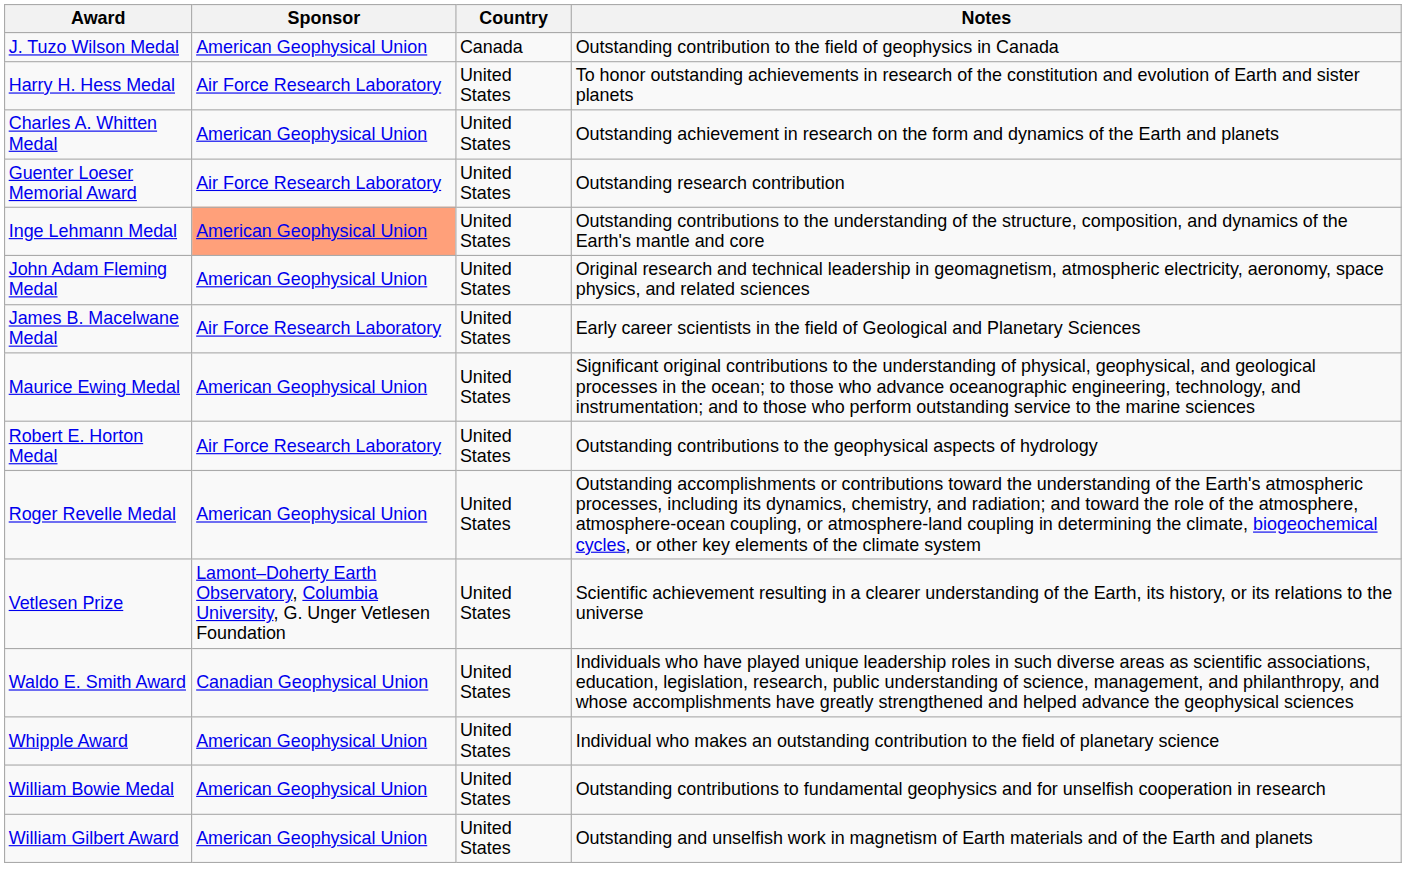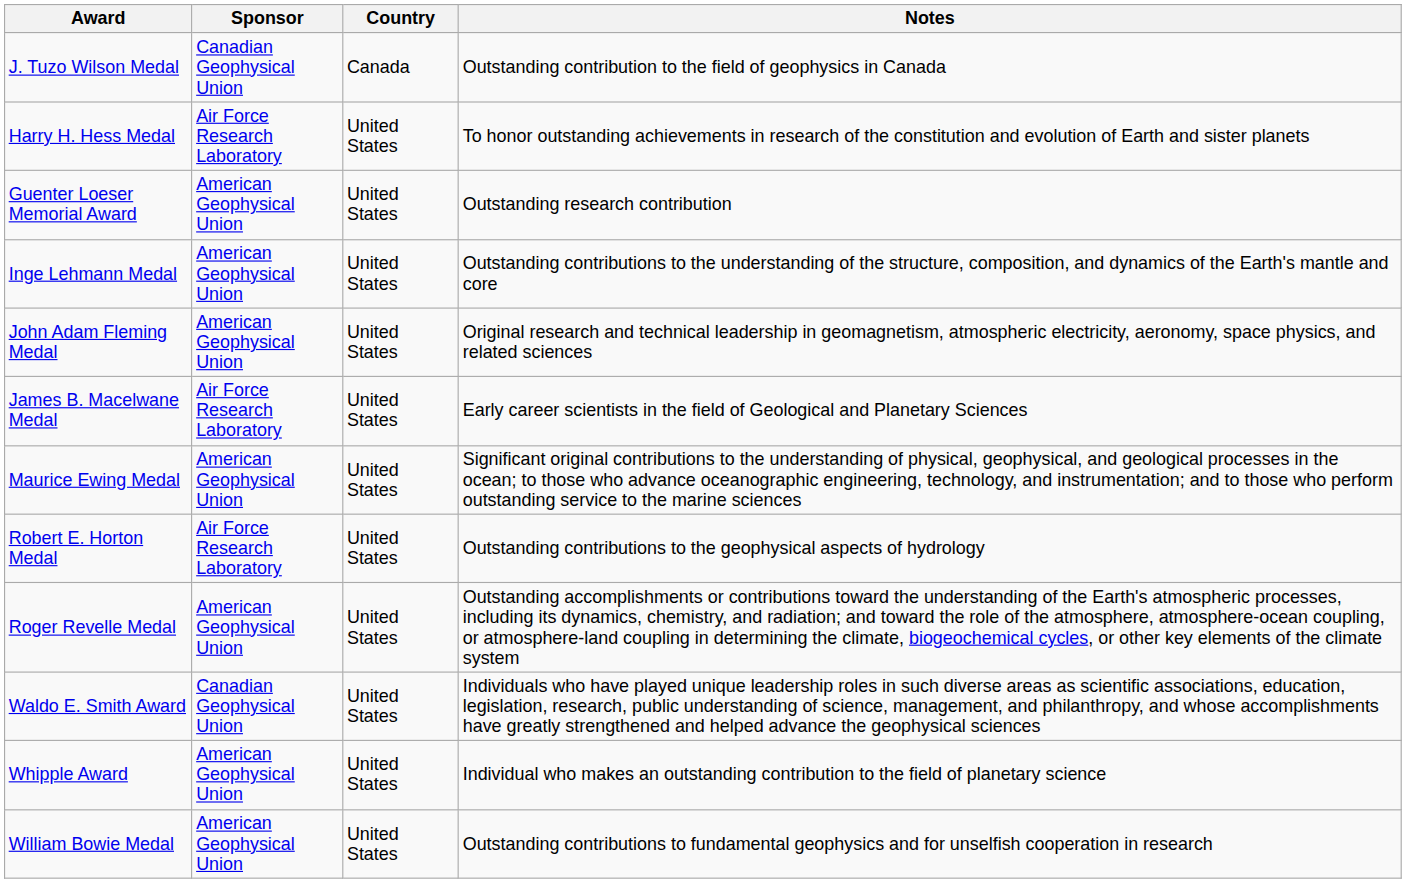(312, 47) American Geophysical Union -> (245, 67) Canadian Geophysical Union
- row: (83, 134)
(319, 182) Air Force Research Laboratory -> (245, 204) American Geophysical Union
(312, 231) lightsalmon background -> (245, 273) no background
- row: (66, 603)
- row: (94, 838)
